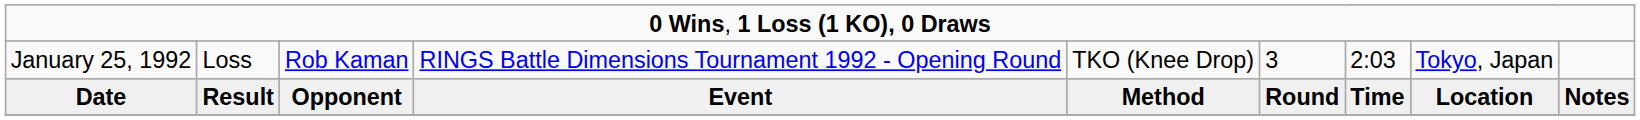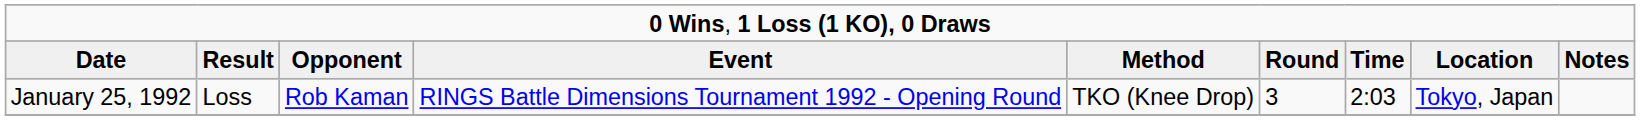rows swapped: (101, 97) <-> (101, 60)
